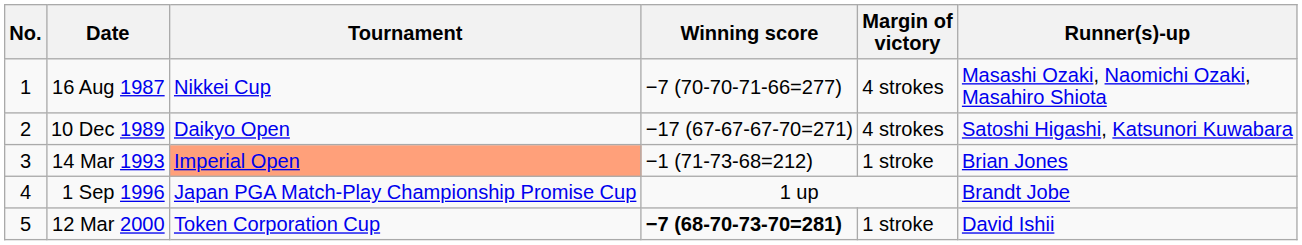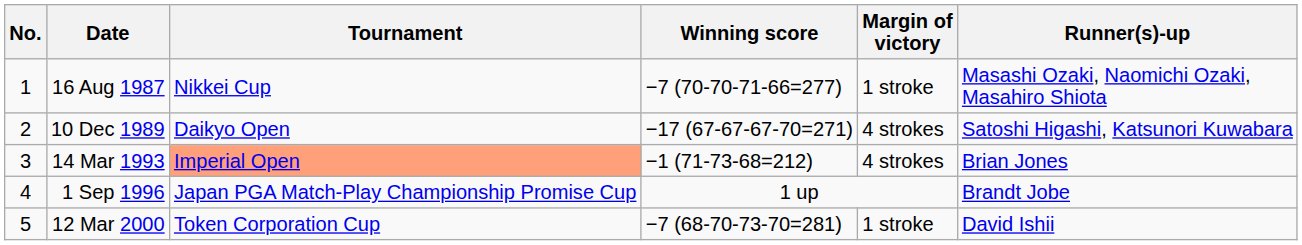(903, 86) 4 strokes -> (898, 86) 1 stroke
(898, 161) 1 stroke -> (903, 161) 4 strokes
(744, 224) bold -> (744, 224) normal
